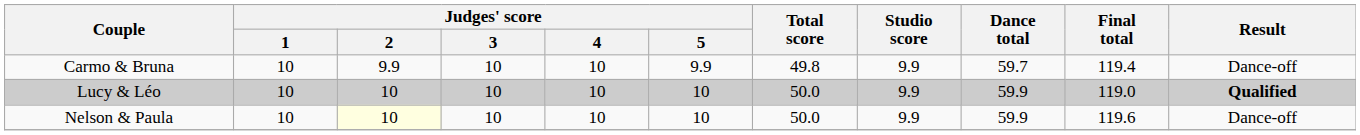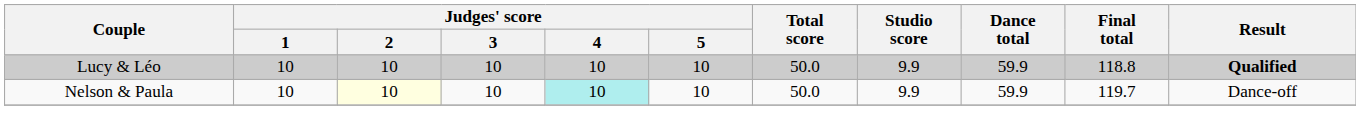- row: (119, 67)
(1117, 92) 119.0 -> (1117, 67) 118.8
(597, 117) no background -> (597, 92) paleturquoise background
(1117, 117) 119.6 -> (1117, 92) 119.7
